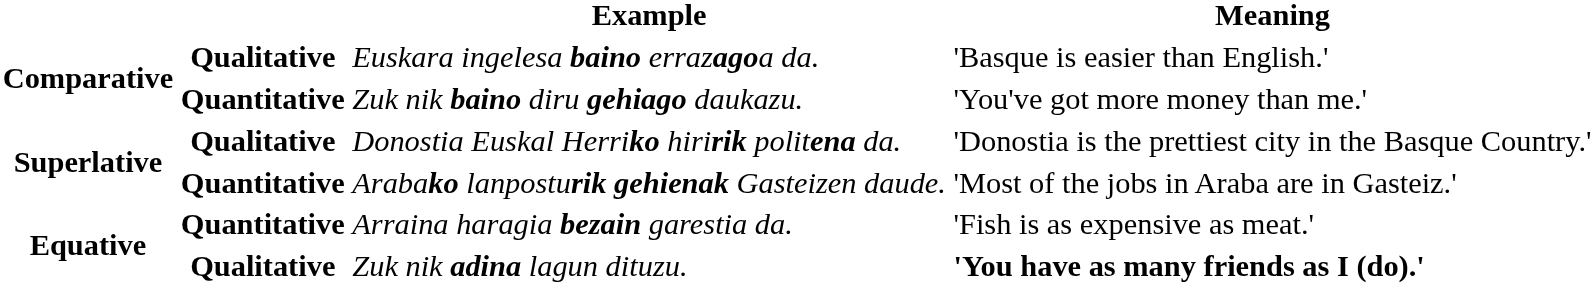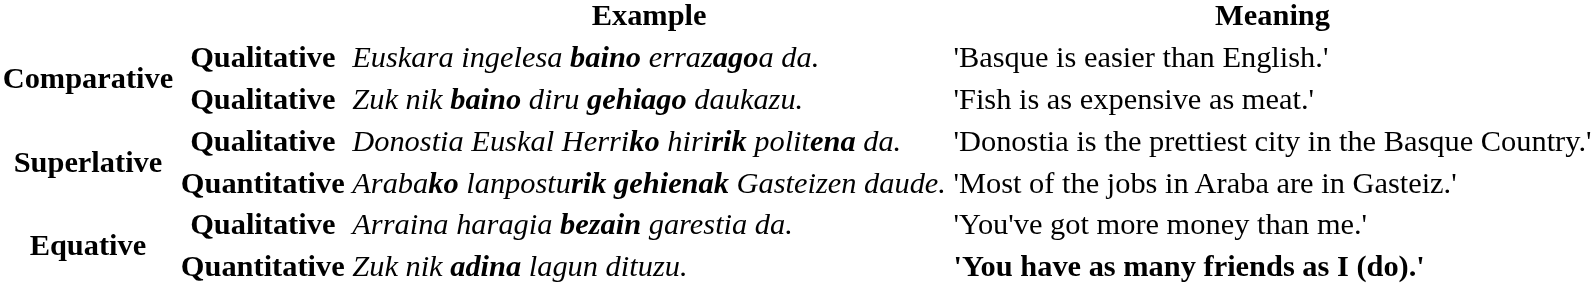(263, 98) Quantitative -> (263, 98) Qualitative
(1160, 98) 'You've got more money than me.' -> (1134, 98) 'Fish is as expensive as meat.'
(263, 224) Quantitative -> (263, 224) Qualitative
(1134, 224) 'Fish is as expensive as meat.' -> (1160, 224) 'You've got more money than me.'
(263, 266) Qualitative -> (263, 266) Quantitative
